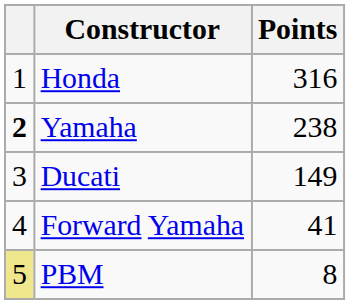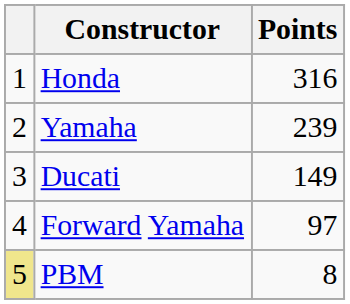(19, 127) bold -> (19, 127) normal
(315, 127) 238 -> (315, 127) 239
(322, 225) 41 -> (322, 225) 97
